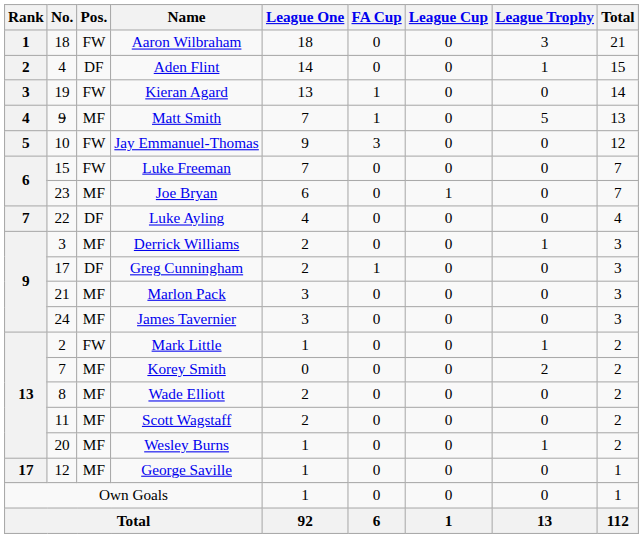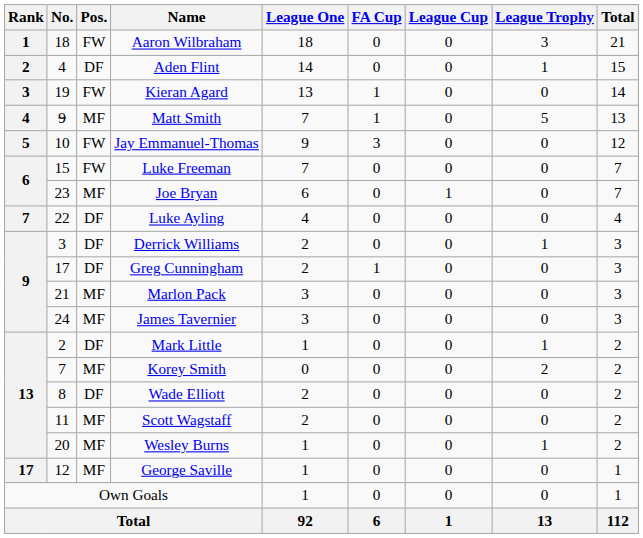(94, 244) MF -> (94, 244) DF
(94, 344) FW -> (94, 344) DF
(94, 395) MF -> (94, 395) DF
